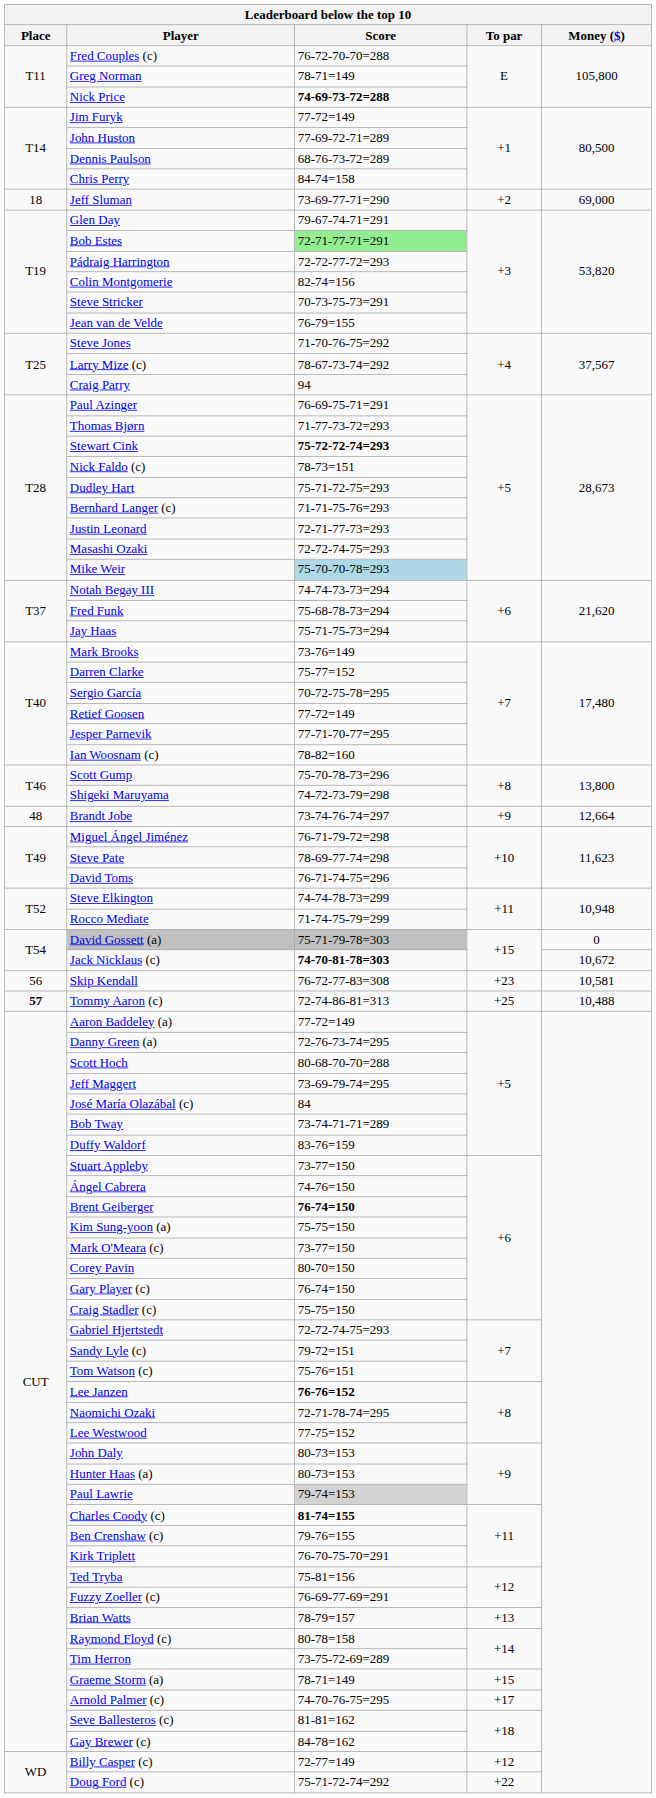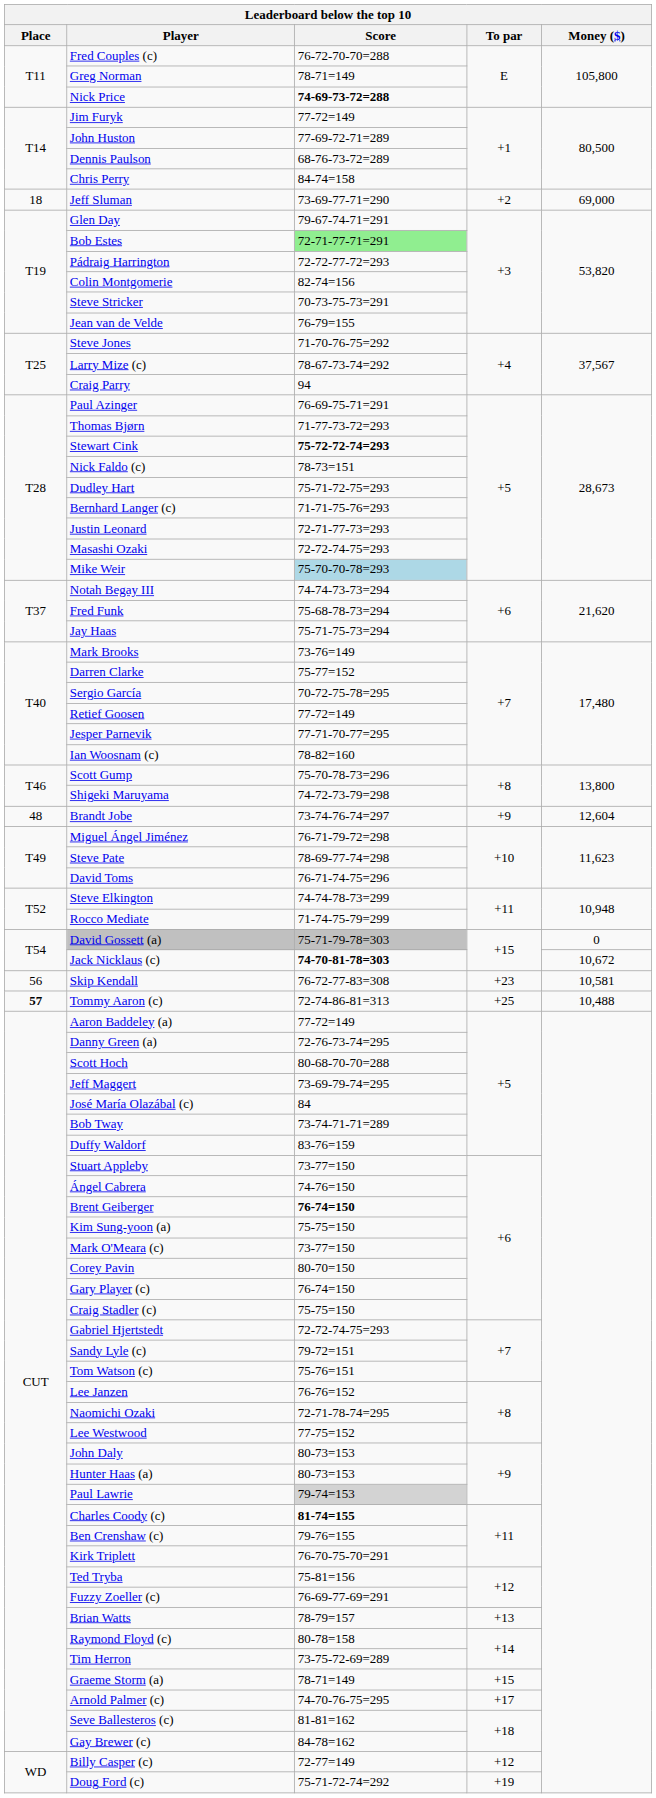(597, 816) 12,664 -> (597, 816) 12,604
(326, 1391) bold -> (326, 1391) normal
(504, 1782) +22 -> (504, 1782) +19
